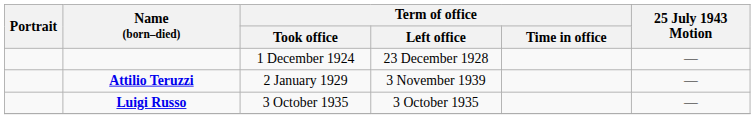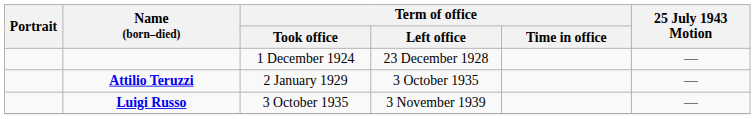(436, 80) 3 November 1939 -> (436, 80) 3 October 1935
(436, 102) 3 October 1935 -> (436, 102) 3 November 1939
